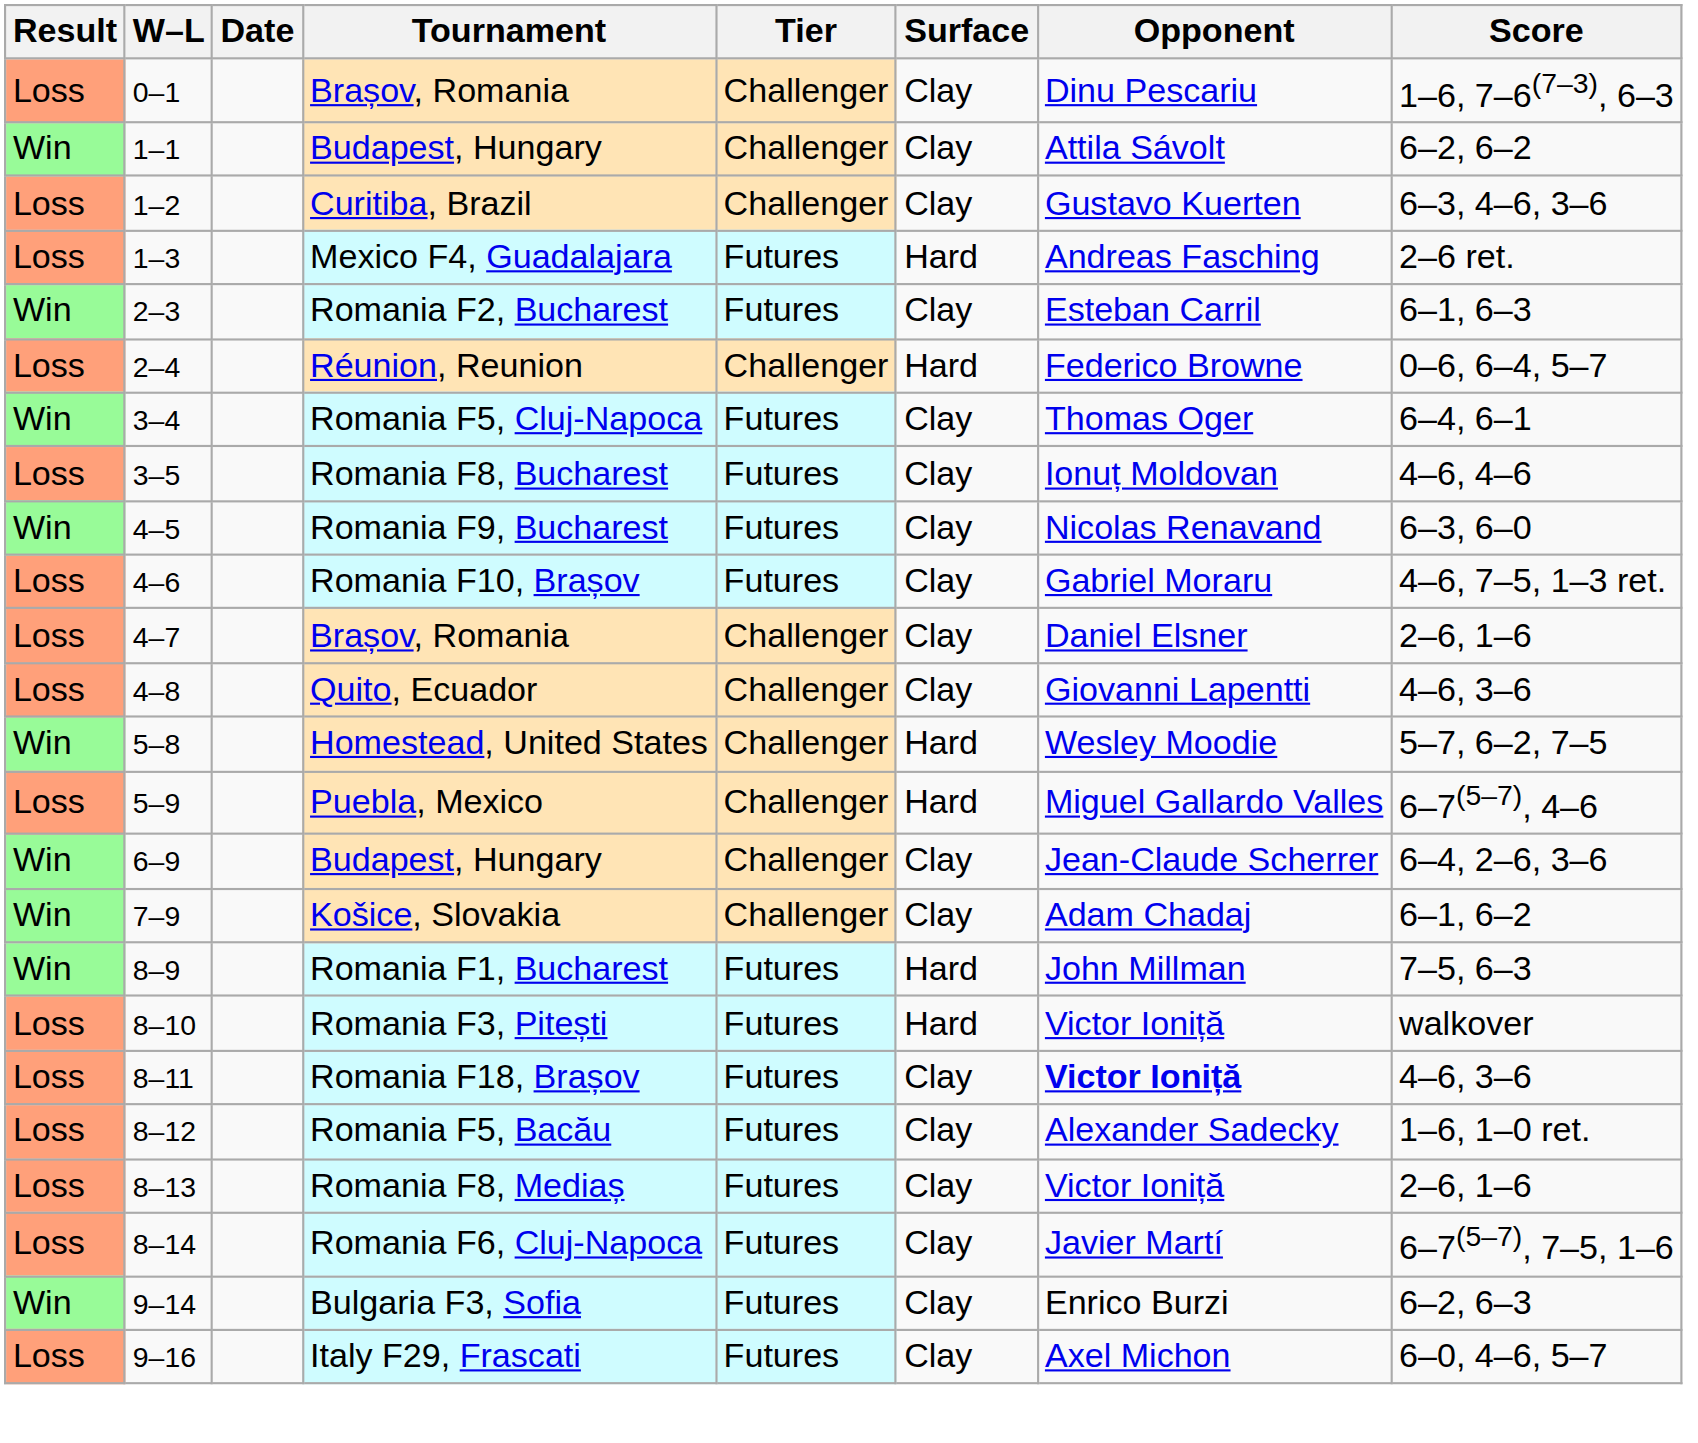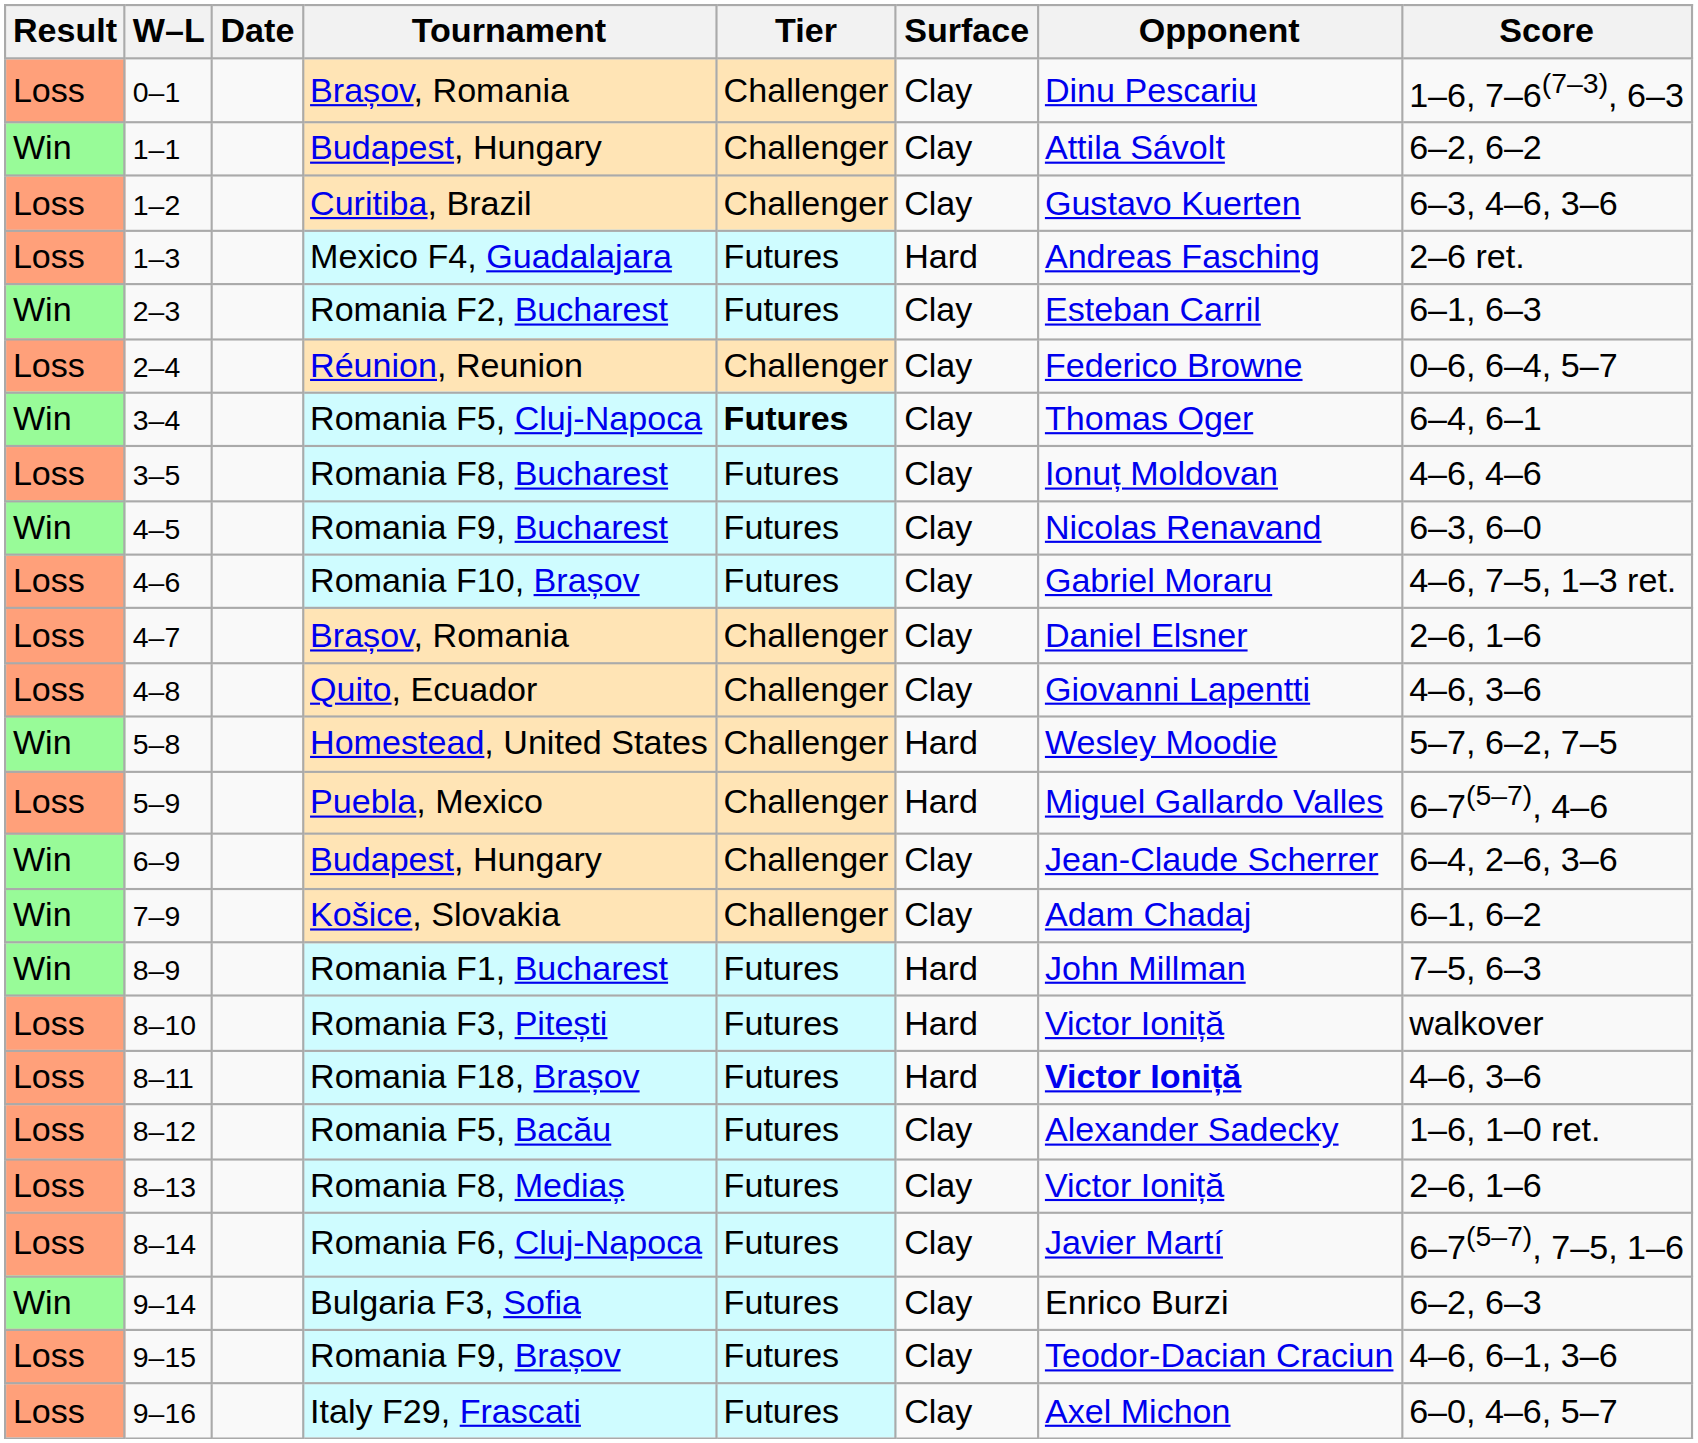(941, 365) Hard -> (938, 365) Clay
(781, 419) normal -> (786, 419) bold
(938, 1076) Clay -> (941, 1076) Hard
+ row: (164, 1358)
